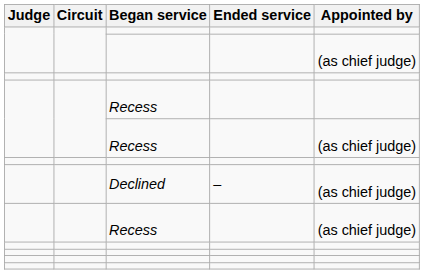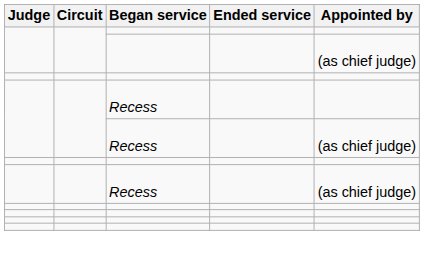- row: (137, 183)
